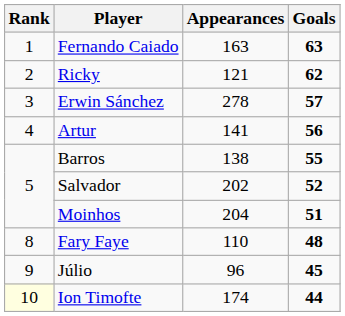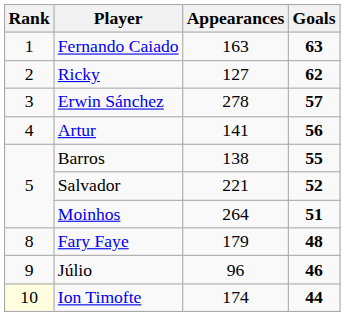(236, 74) 121 -> (236, 74) 127
(236, 185) 202 -> (236, 185) 221
(236, 213) 204 -> (236, 213) 264
(236, 241) 110 -> (236, 241) 179
(314, 269) 45 -> (314, 269) 46
